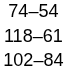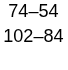- row: (33, 35)
